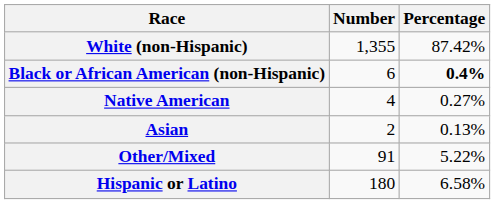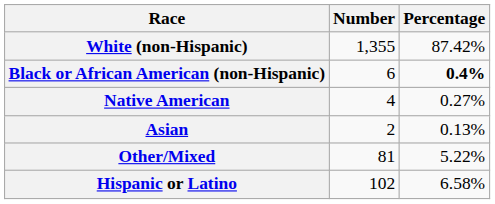(386, 156) 91 -> (386, 156) 81
(382, 184) 180 -> (382, 184) 102
